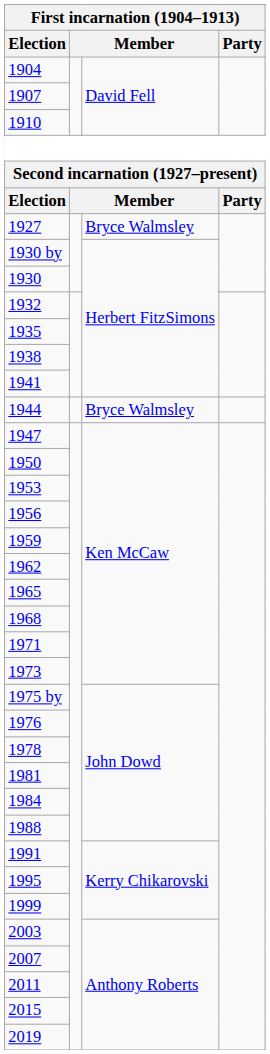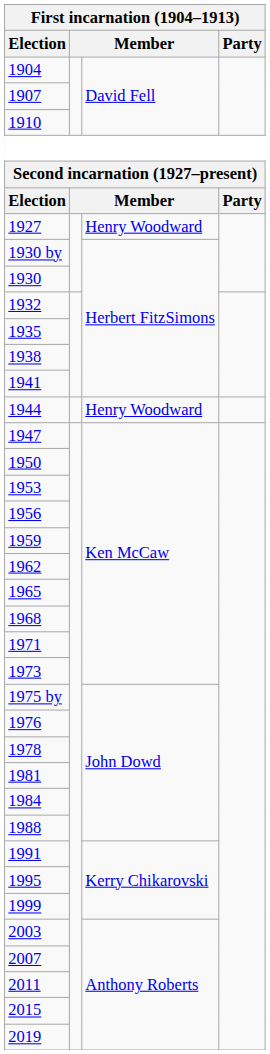(140, 226) Bryce Walmsley -> (144, 226) Henry Woodward
(140, 409) Bryce Walmsley -> (144, 409) Henry Woodward
